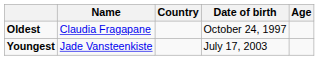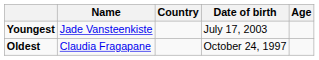rows swapped: (31, 47) <-> (23, 30)
